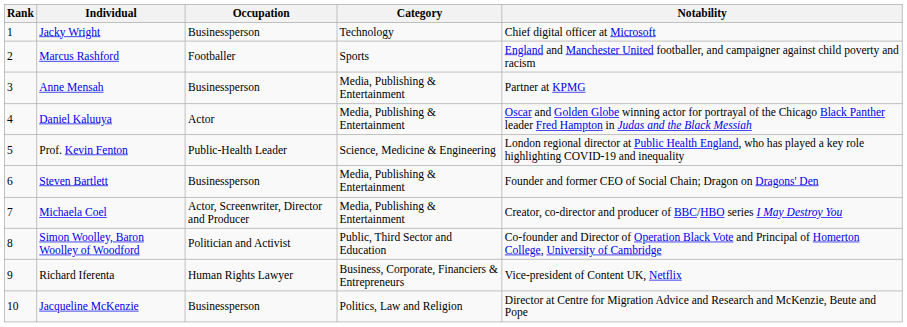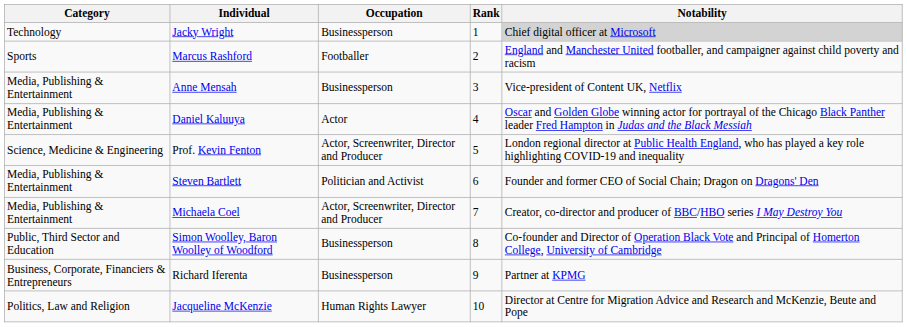columns swapped: (20, 13) <-> (420, 13)
(580, 31) no background -> (580, 31) lightgrey background
(545, 87) Partner at KPMG -> (593, 87) Vice-president of Content UK, Netflix
(237, 150) Public-Health Leader -> (388, 150) Actor, Screenwriter, Director and Producer
(224, 181) Businessperson -> (372, 181) Politician and Activist
(239, 244) Politician and Activist -> (357, 244) Businessperson
(241, 275) Human Rights Lawyer -> (357, 275) Businessperson
(593, 275) Vice-president of Content UK, Netflix -> (545, 275) Partner at KPMG
(224, 306) Businessperson -> (374, 306) Human Rights Lawyer
